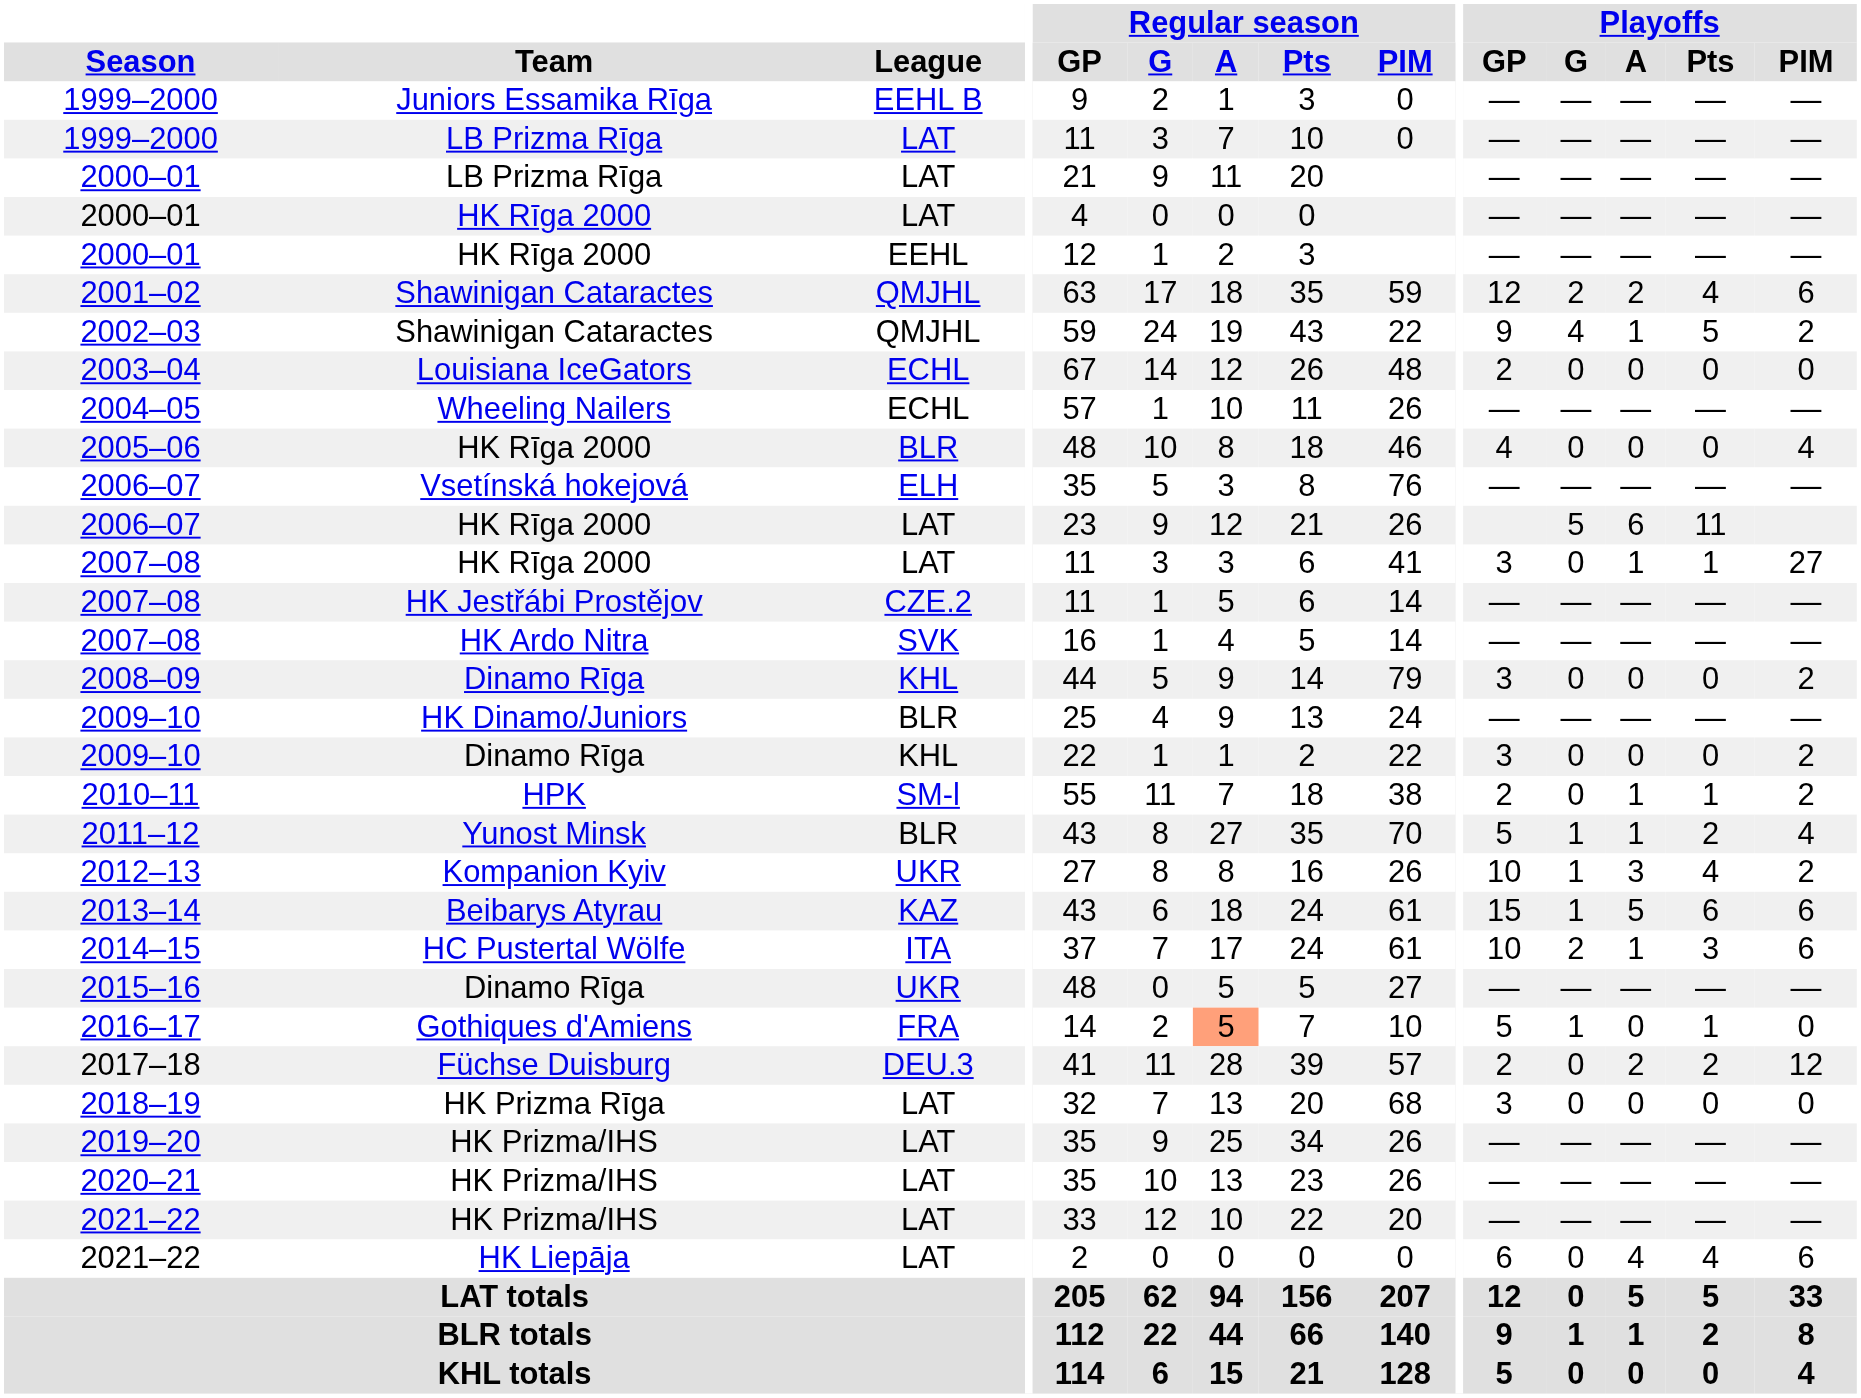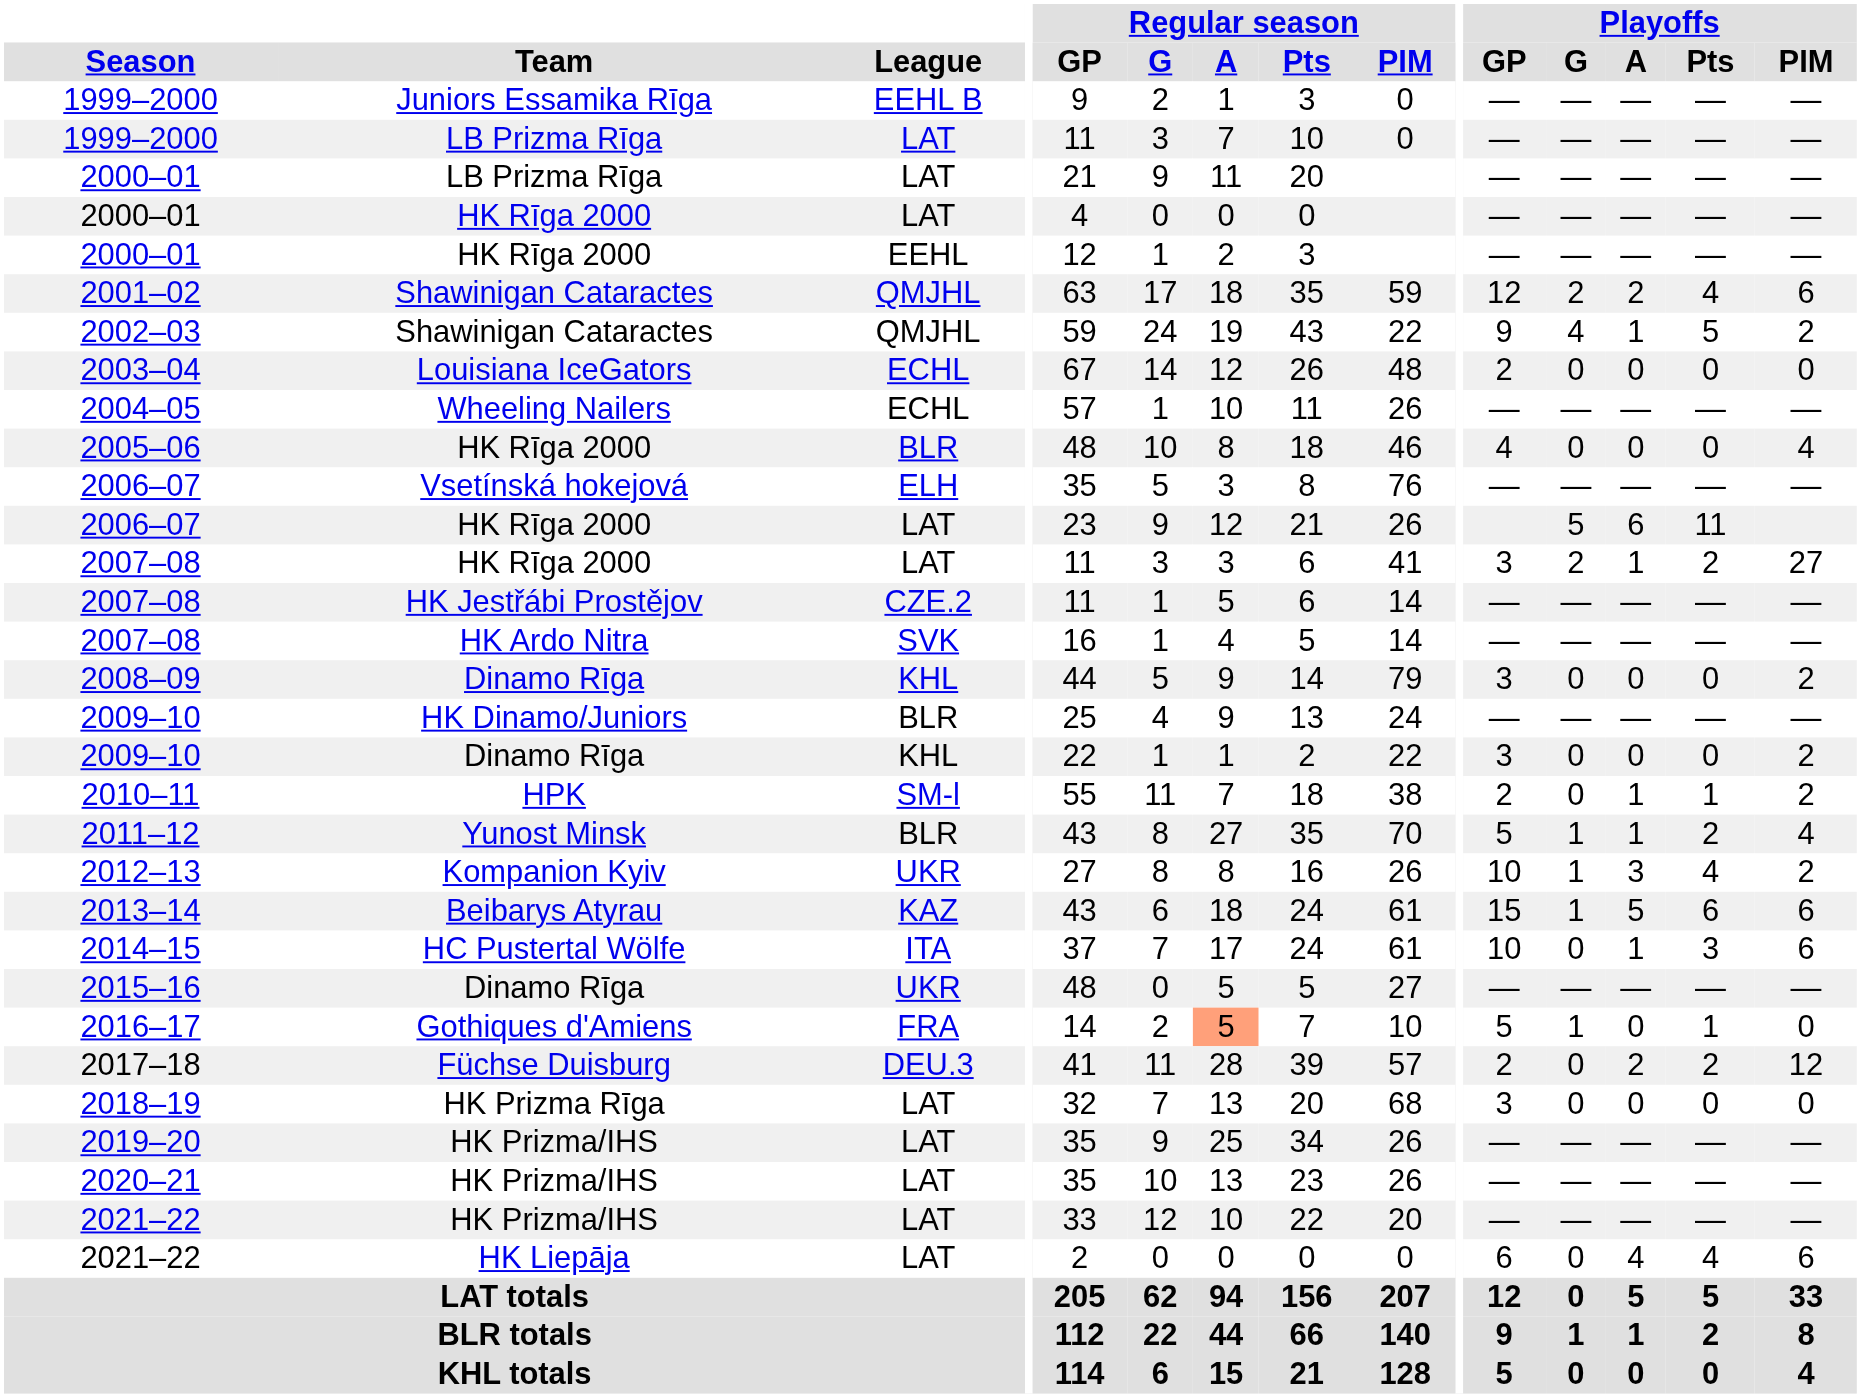(1576, 563) 0 -> (1576, 563) 2
(1710, 563) 1 -> (1710, 563) 2
(1576, 949) 2 -> (1576, 949) 0
